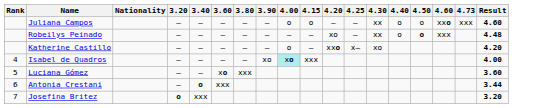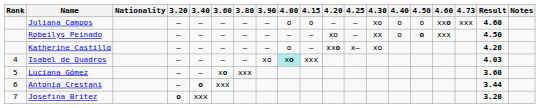+ column: (522, 11)
(378, 23) xx -> (378, 23) xo
(493, 36) 4.48 -> (493, 36) 4.50
(493, 60) 4.00 -> (493, 60) 4.03
